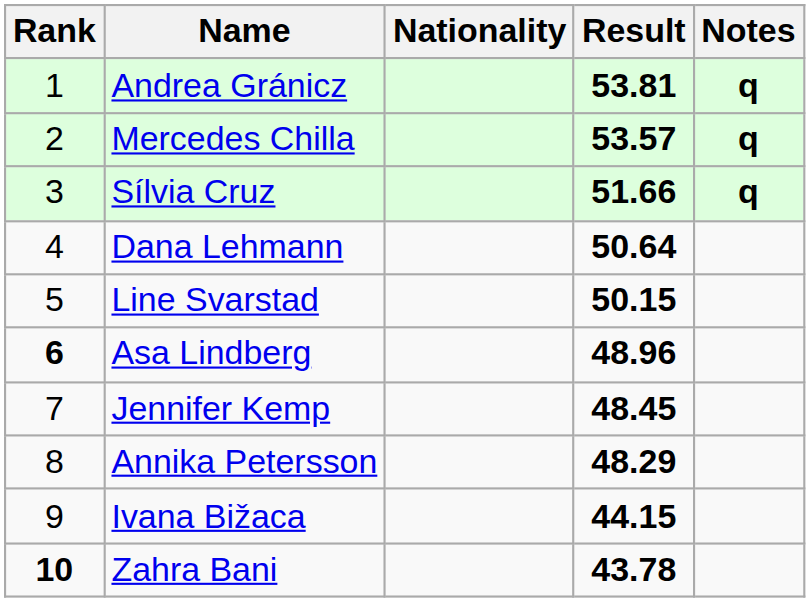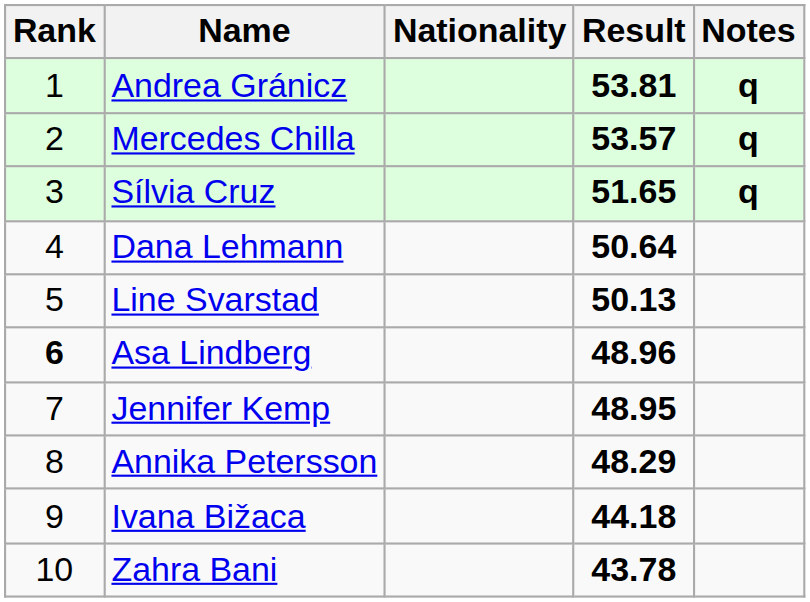(634, 192) 51.66 -> (634, 192) 51.65
(634, 300) 50.15 -> (634, 300) 50.13
(634, 407) 48.45 -> (634, 407) 48.95
(634, 515) 44.15 -> (634, 515) 44.18
(54, 569) bold -> (54, 569) normal
